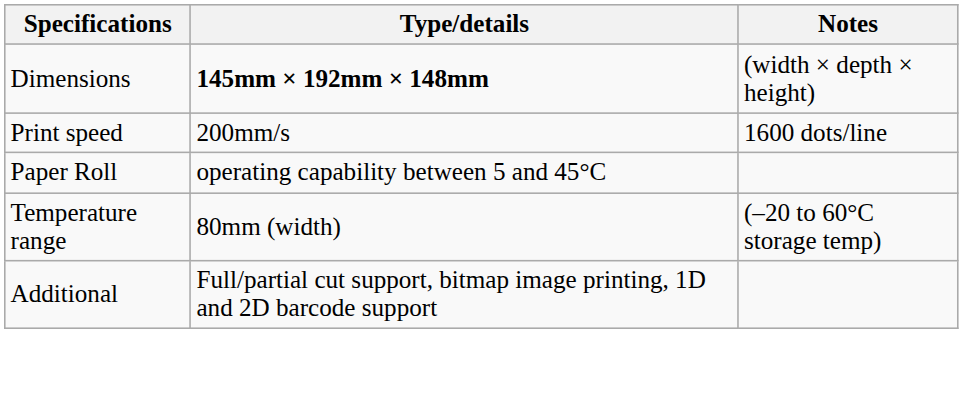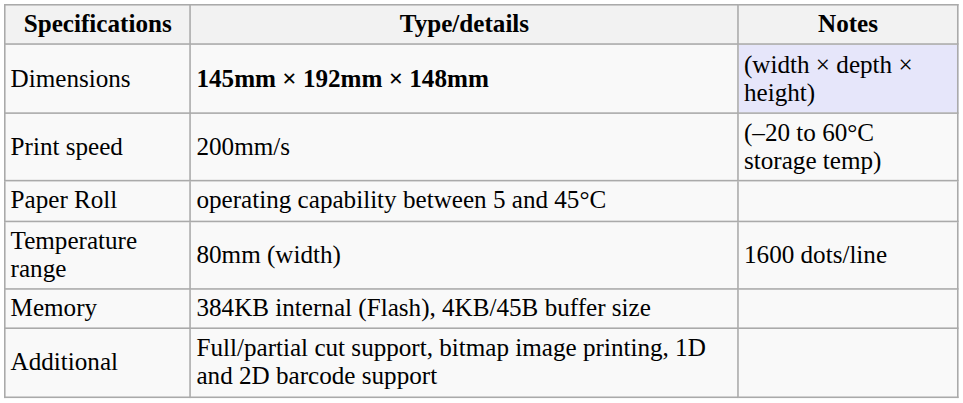(828, 78) no background -> (828, 78) lavender background
(816, 132) 1600 dots/line -> (813, 146) (–20 to 60°C storage temp)
(813, 226) (–20 to 60°C storage temp) -> (816, 254) 1600 dots/line
+ row: (54, 308)
